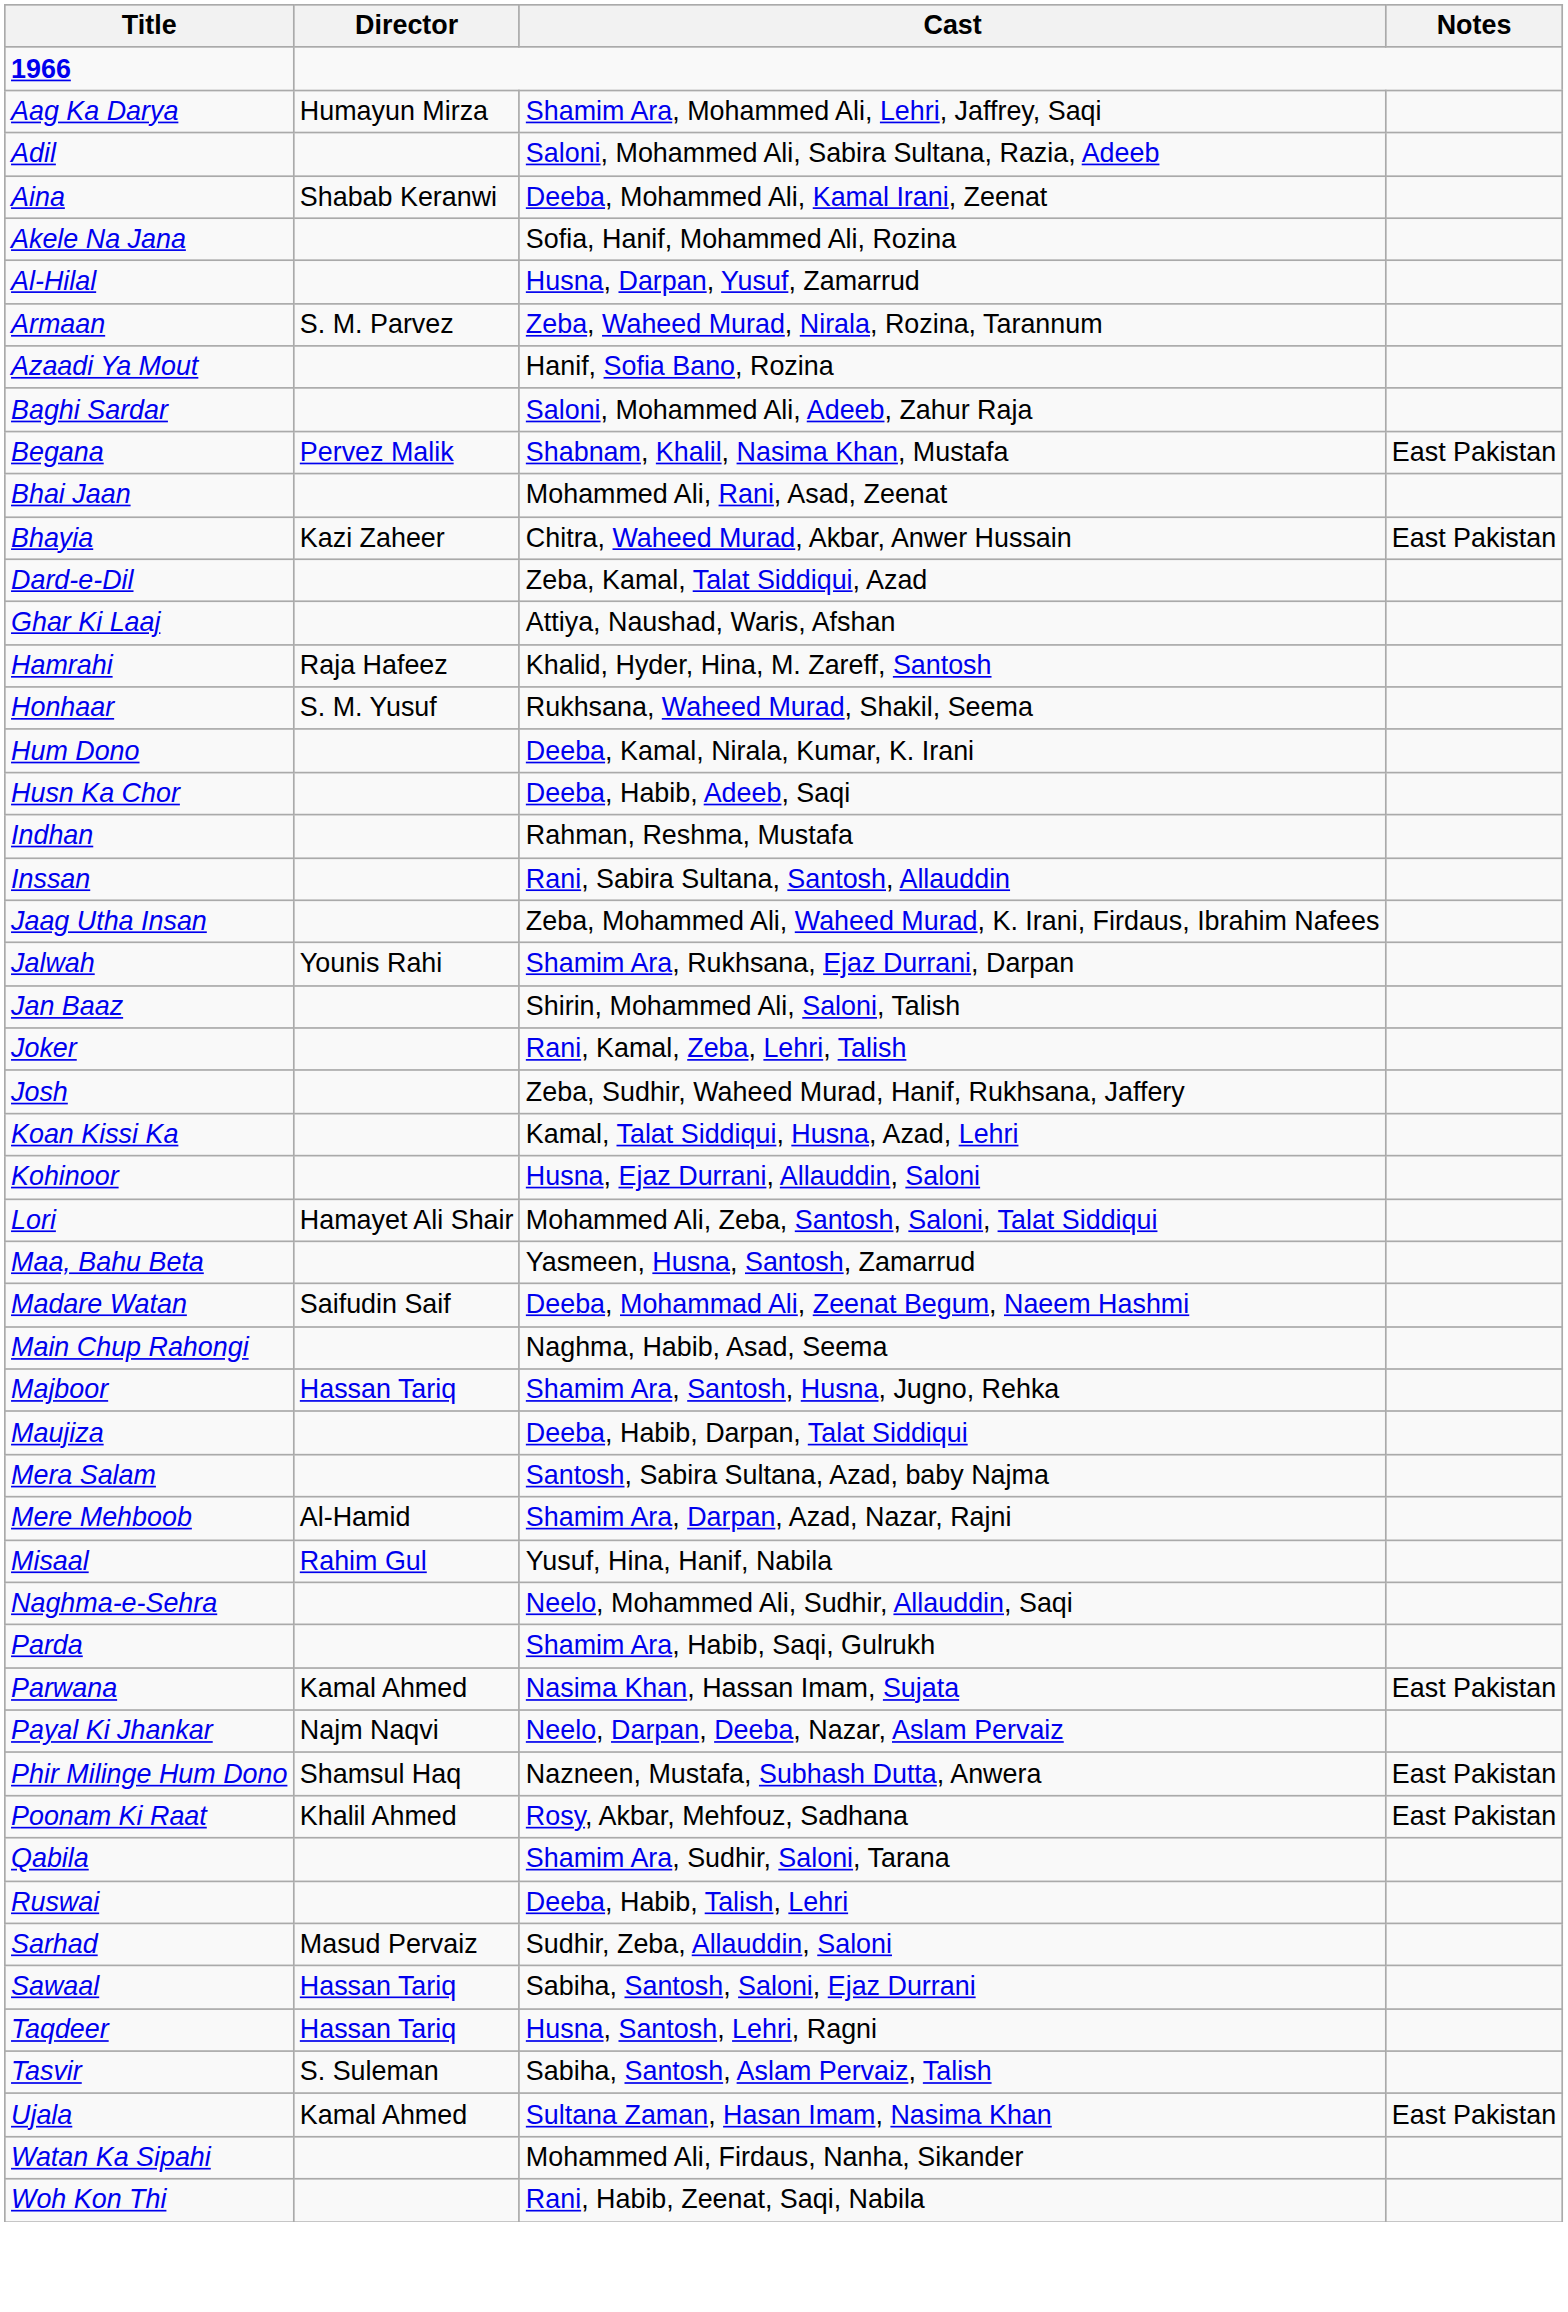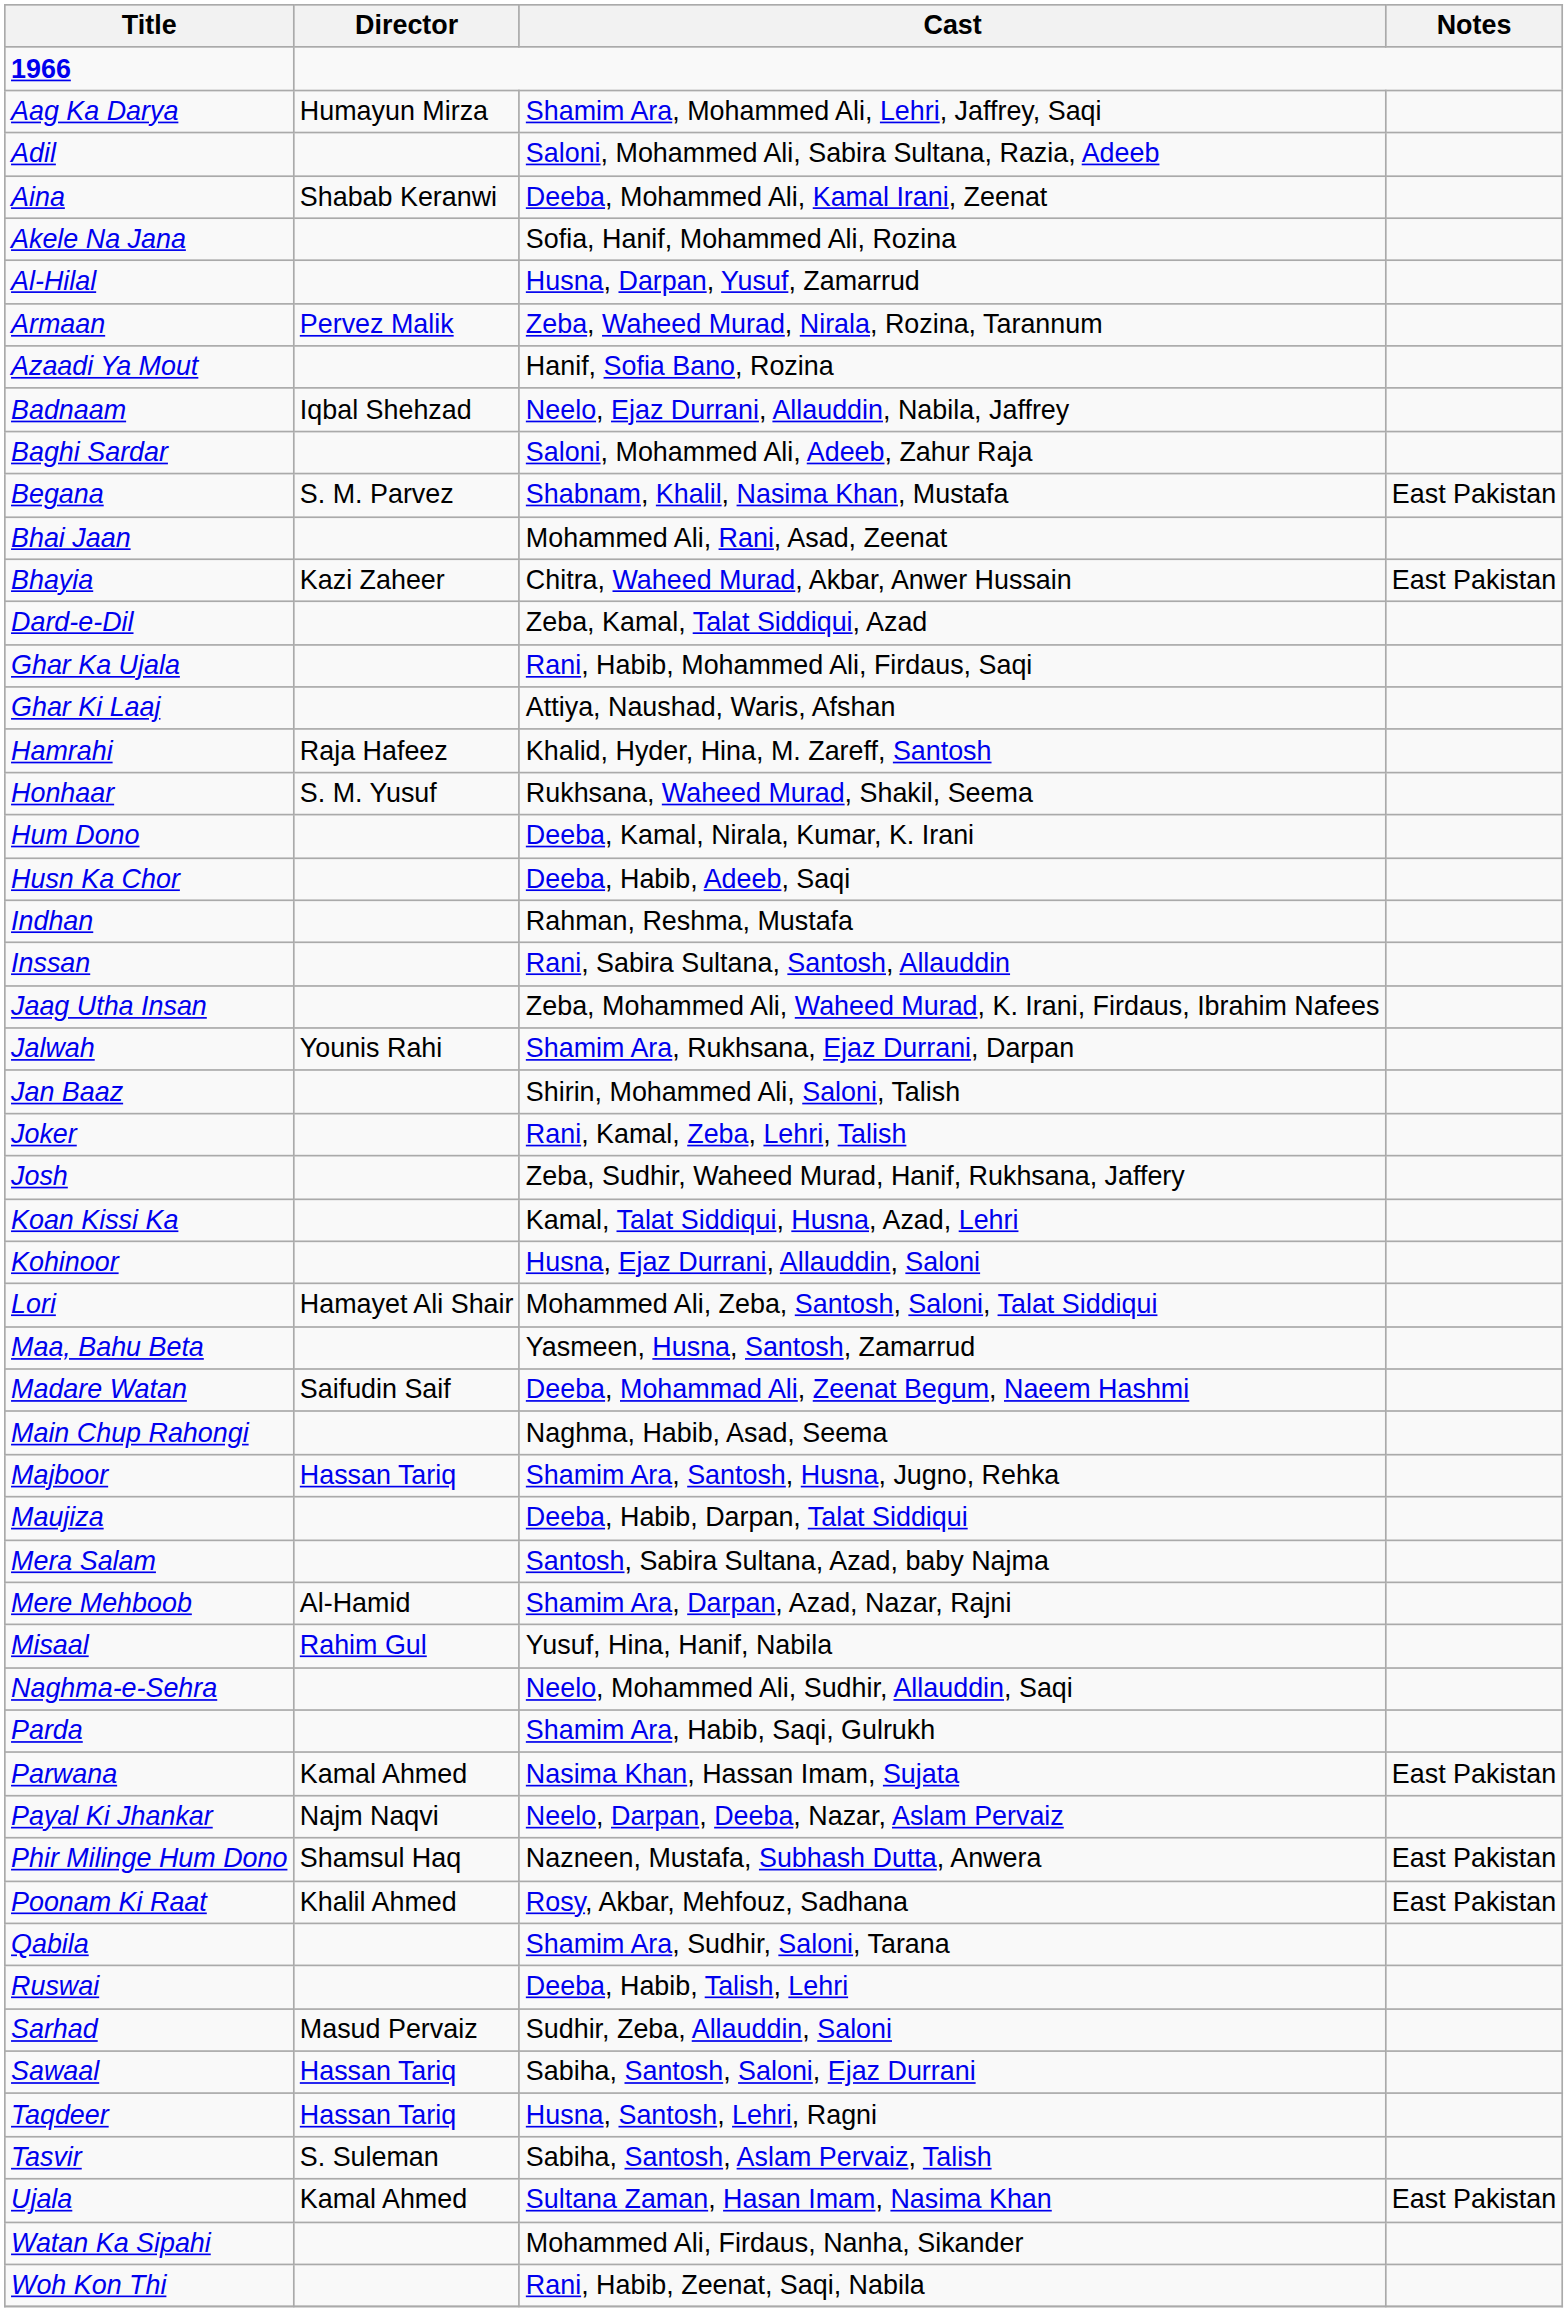(377, 324) S. M. Parvez -> (377, 324) Pervez Malik
+ row: (69, 409)
(377, 452) Pervez Malik -> (377, 494) S. M. Parvez
+ row: (95, 665)
